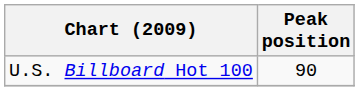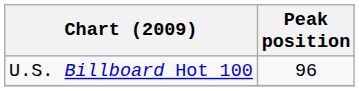(306, 71) 90 -> (306, 71) 96
